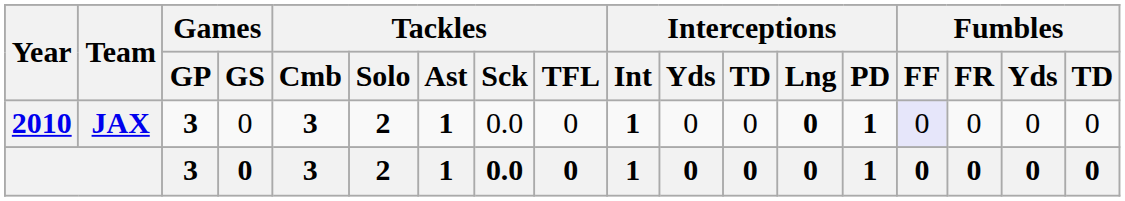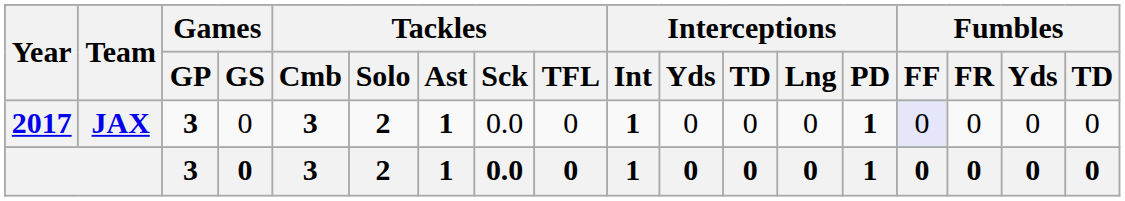(42, 123) 2010 -> (42, 123) 2017
(811, 123) bold -> (811, 123) normal
